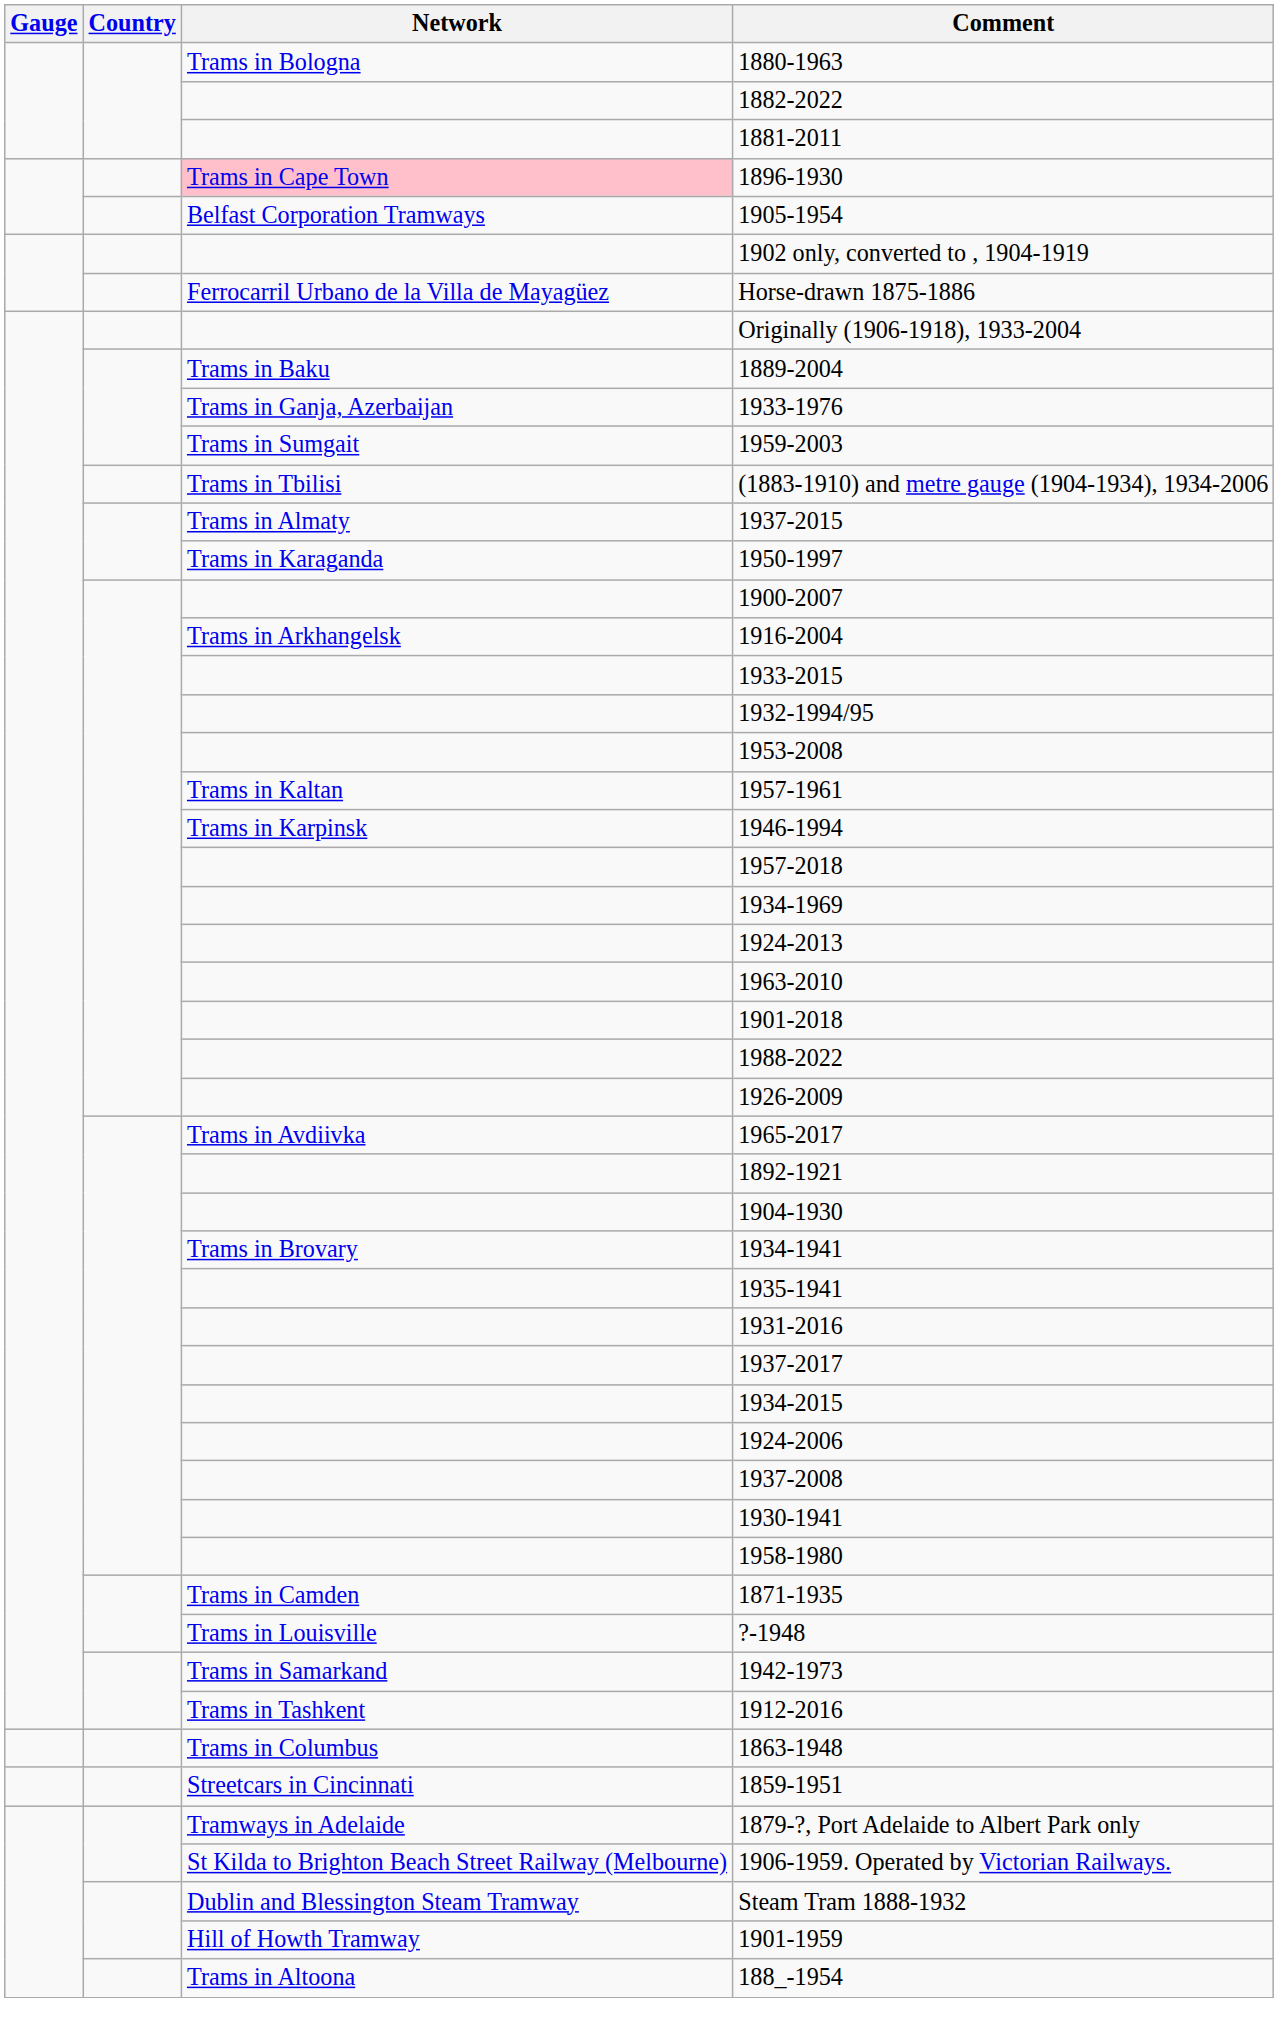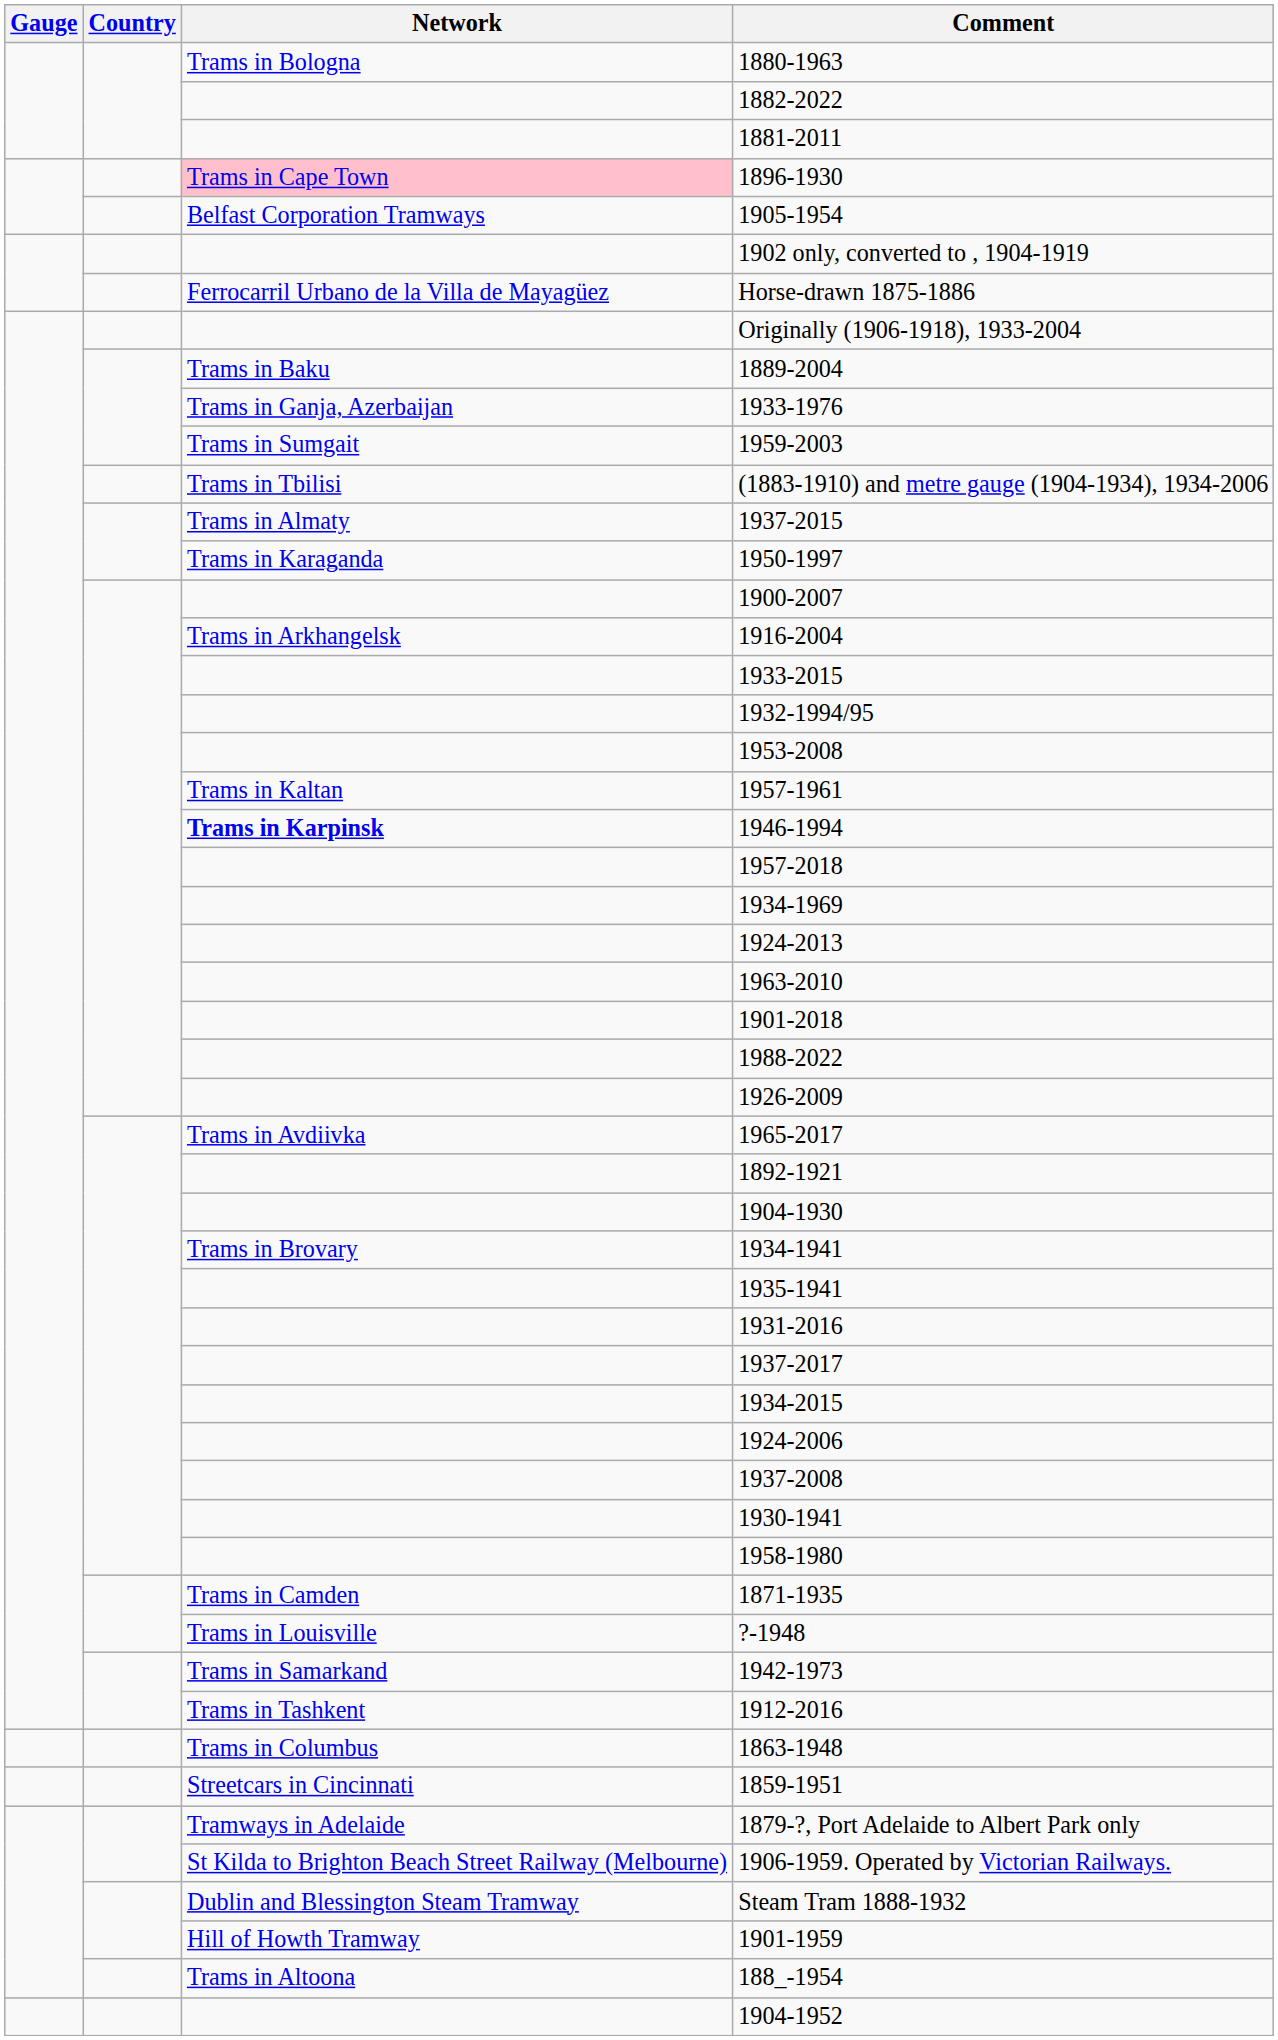(277, 828) normal -> (285, 828) bold
+ row: (791, 2016)
